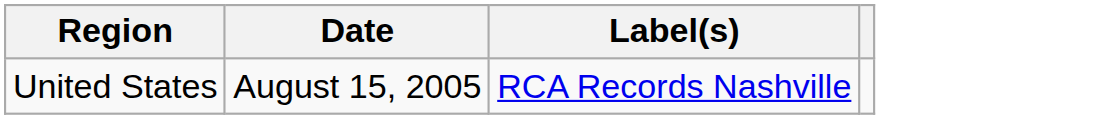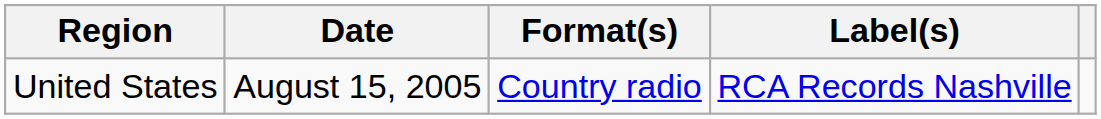+ column: (599, 31)
